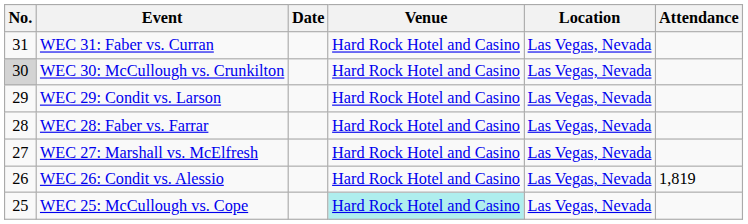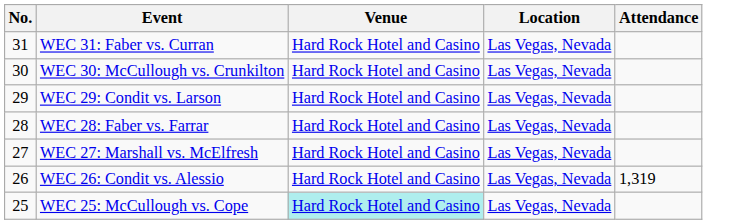- column: (308, 18)
(20, 71) lightgrey background -> (20, 71) no background
(677, 179) 1,819 -> (637, 179) 1,319
